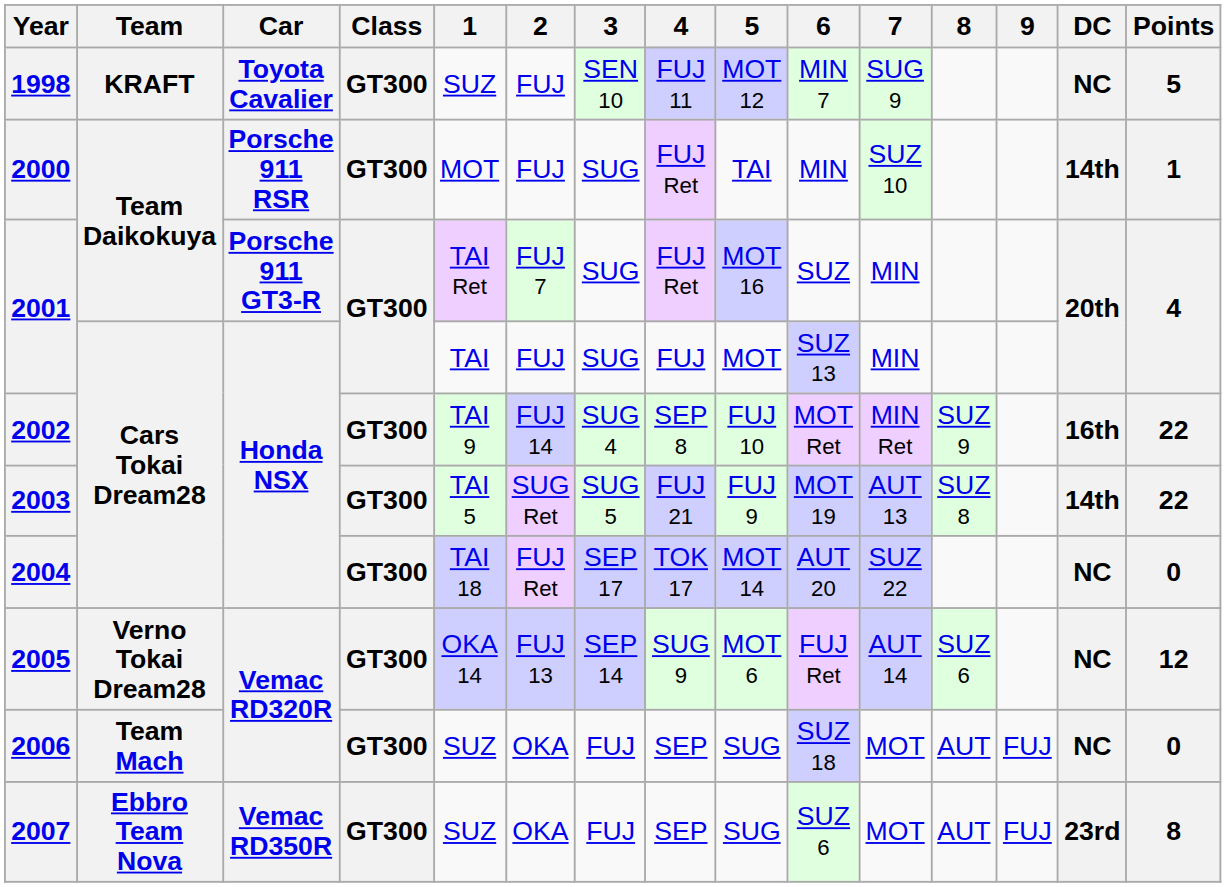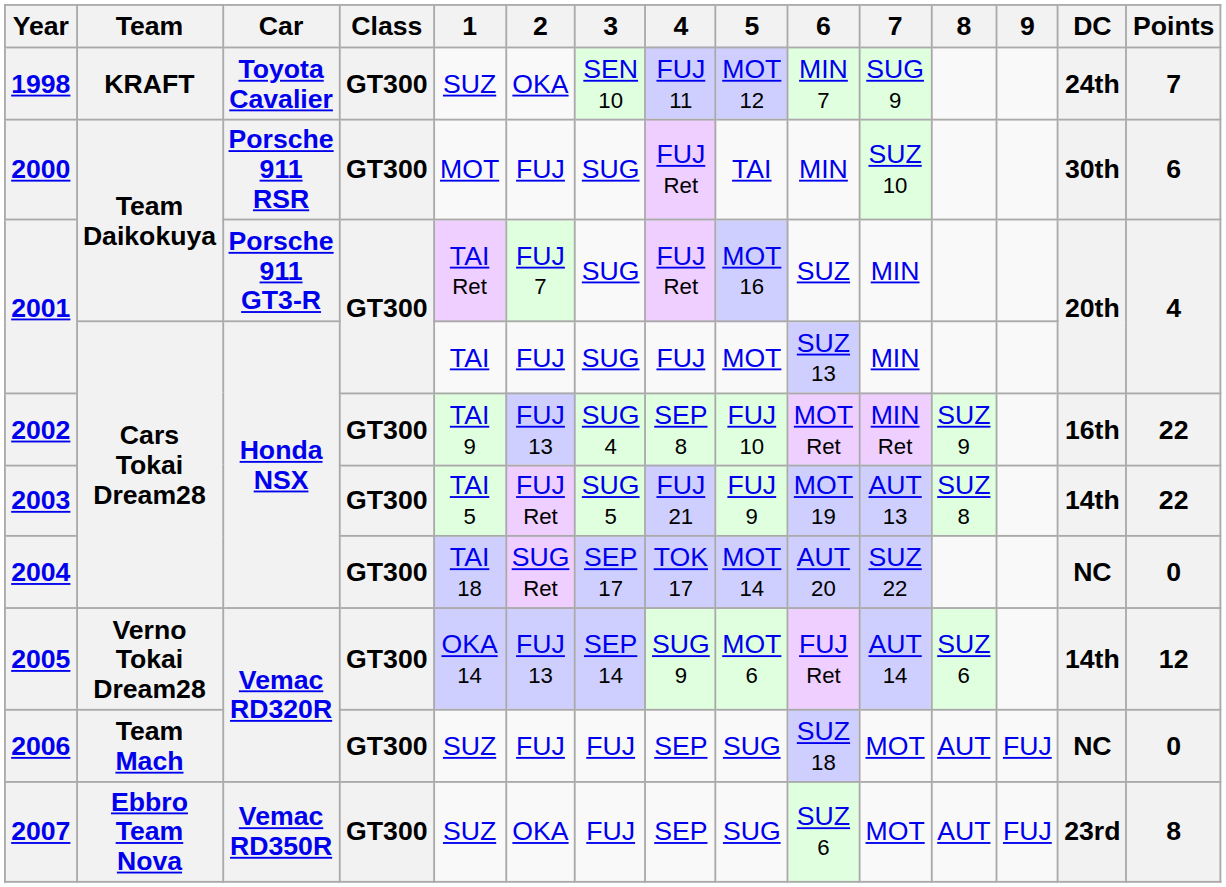(540, 83) FUJ -> (540, 83) OKA
(1092, 83) NC -> (1092, 83) 24th
(1174, 83) 5 -> (1174, 83) 7
(1092, 170) 14th -> (1092, 170) 30th
(1174, 170) 1 -> (1174, 170) 6
(540, 429) FUJ 14 -> (540, 429) FUJ 13
(540, 501) SUG Ret -> (540, 501) FUJ Ret
(540, 573) FUJ Ret -> (540, 573) SUG Ret
(1092, 659) NC -> (1092, 659) 14th
(540, 746) OKA -> (540, 746) FUJ
